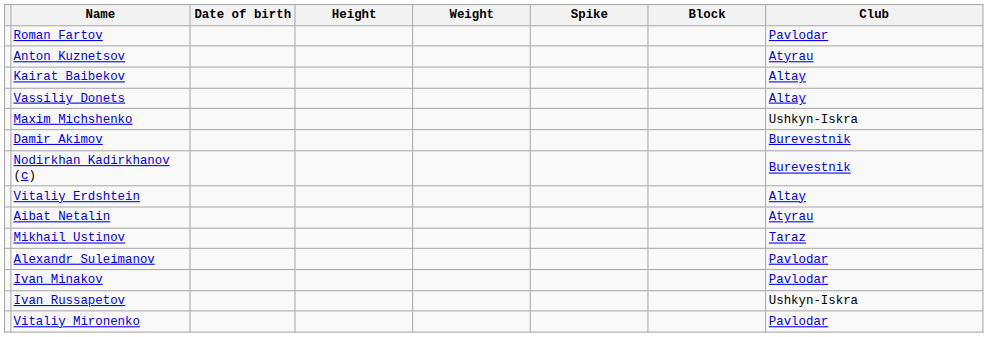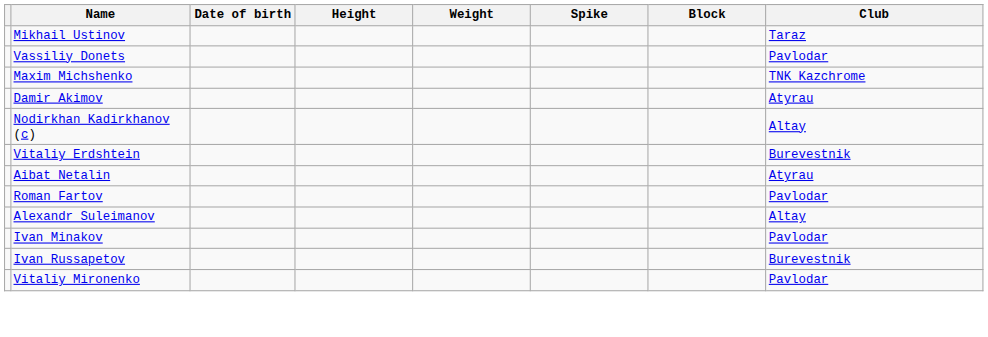rows swapped: (58, 35) <-> (69, 238)
- row: (69, 56)
- row: (69, 77)
(787, 98) Altay -> (799, 56) Pavlodar
(813, 119) Ushkyn-Iskra -> (817, 77) TNK Kazchrome
(810, 140) Burevestnik -> (791, 98) Atyrau
(810, 168) Burevestnik -> (787, 126) Altay
(787, 196) Altay -> (810, 154) Burevestnik
(799, 259) Pavlodar -> (787, 217) Altay
(813, 300) Ushkyn-Iskra -> (810, 259) Burevestnik
